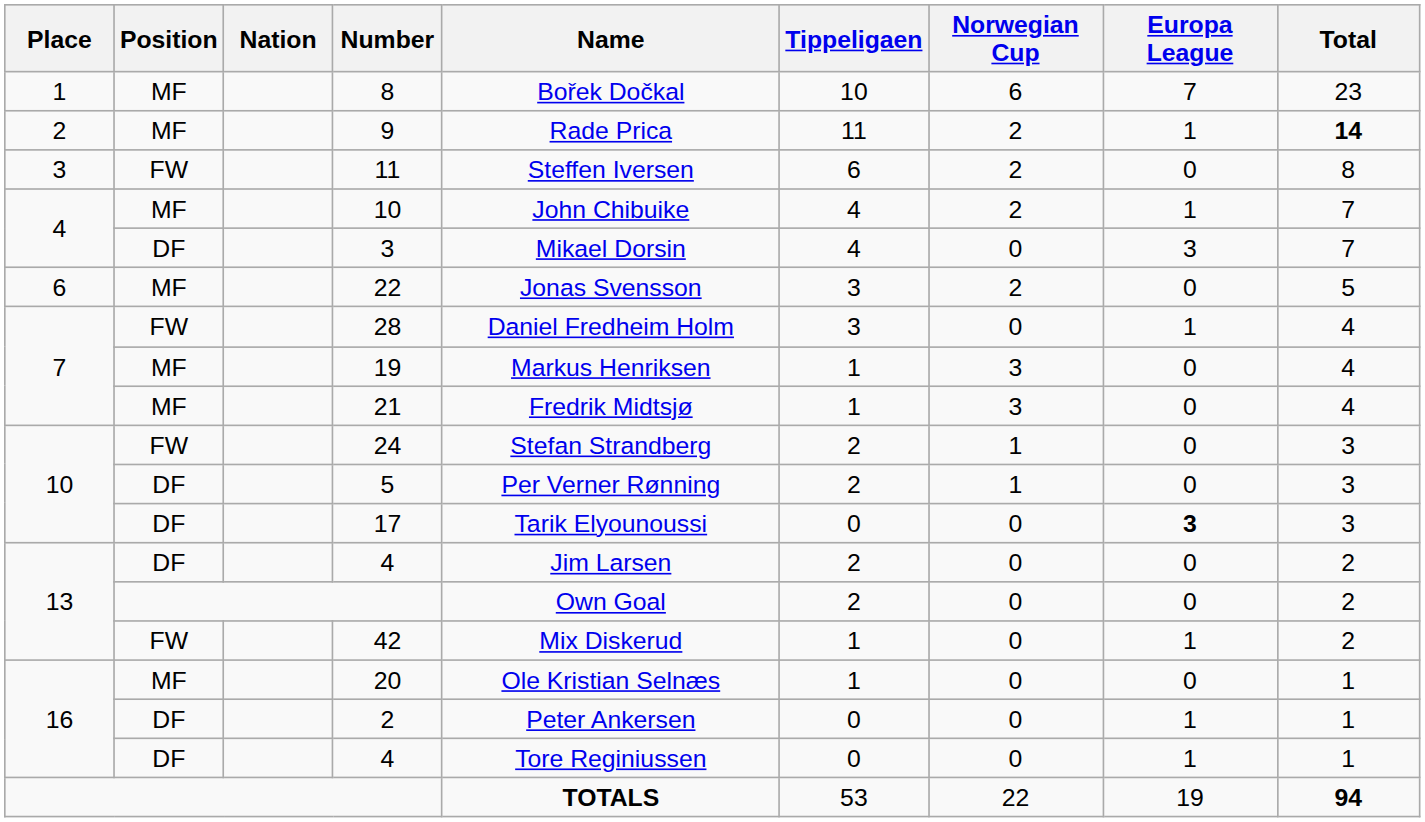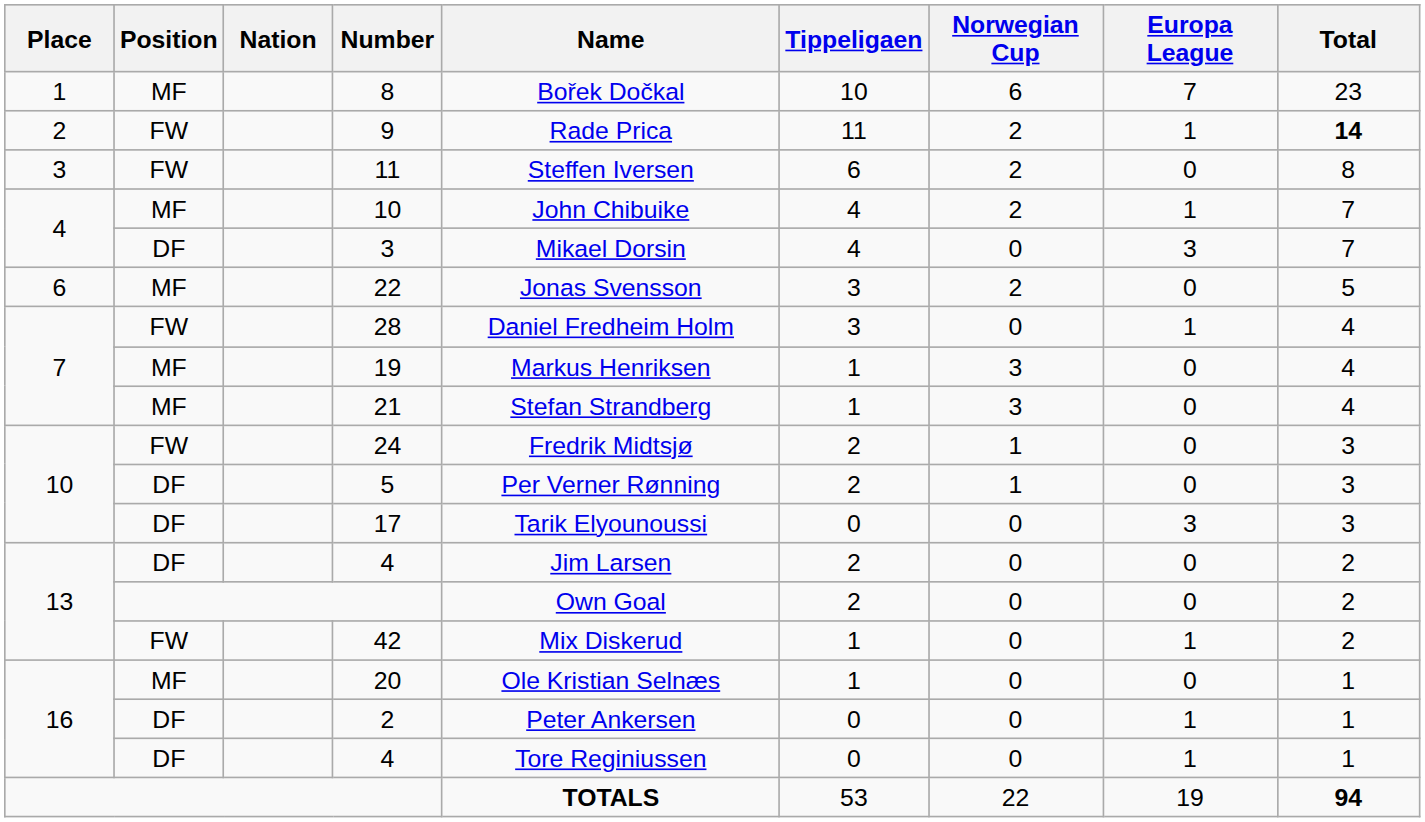(169, 131) MF -> (169, 131) FW
(611, 405) Fredrik Midtsjø -> (611, 405) Stefan Strandberg
(611, 445) Stefan Strandberg -> (611, 445) Fredrik Midtsjø
(1190, 523) bold -> (1190, 523) normal
